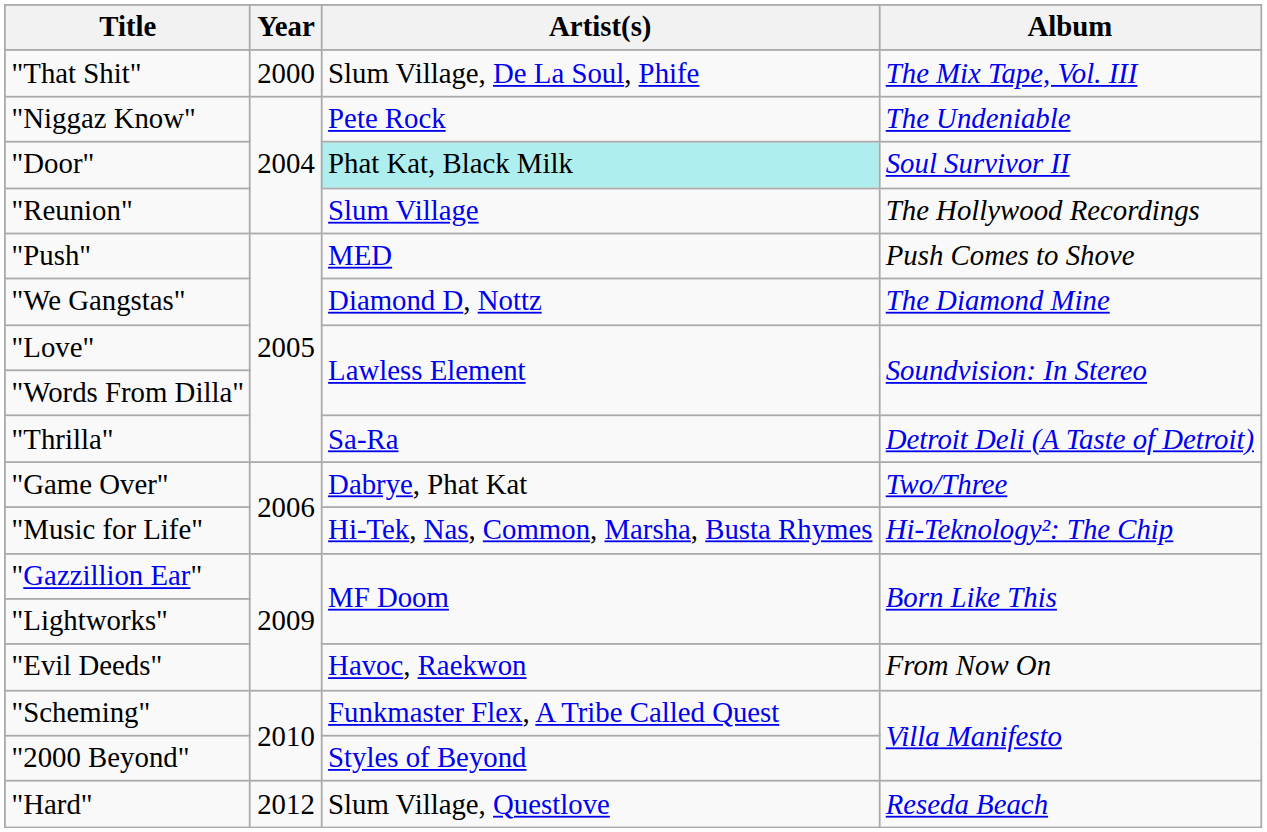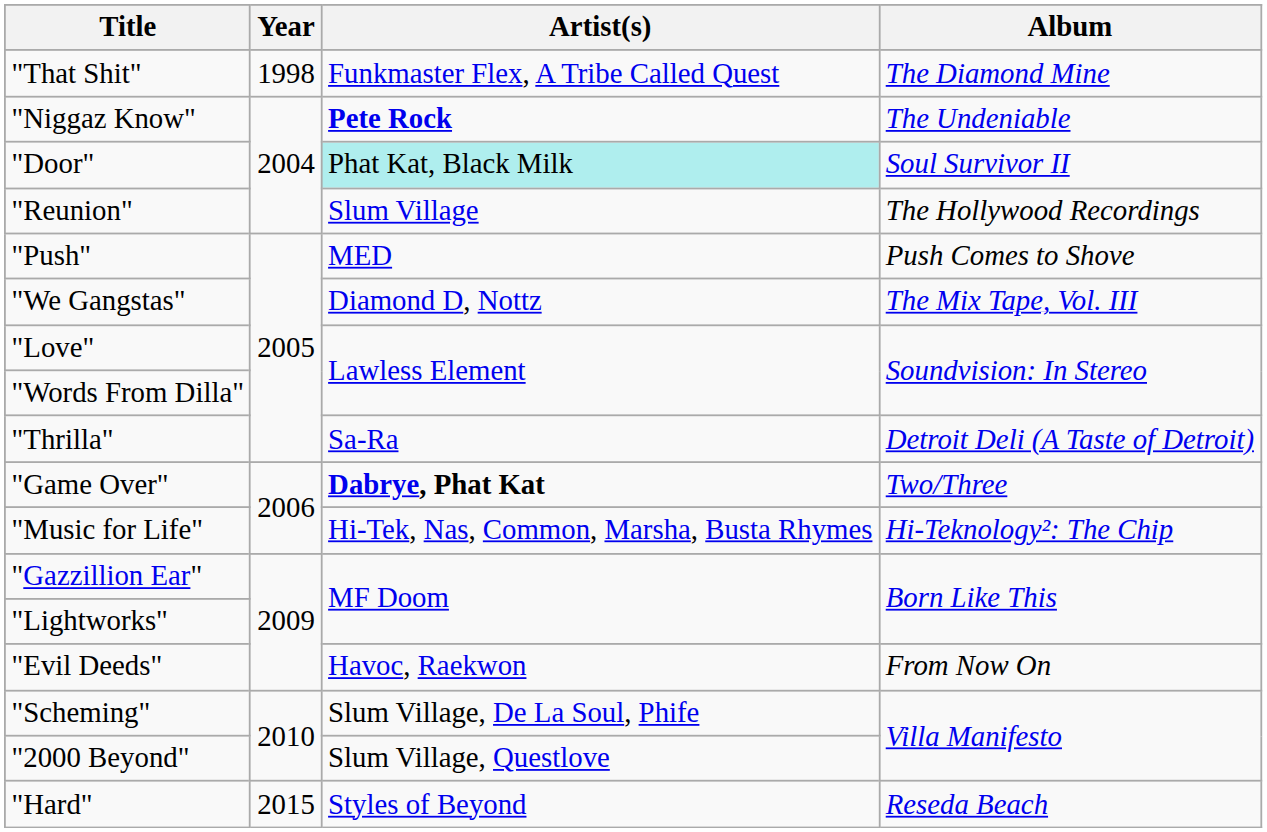(286, 73) 2000 -> (286, 73) 1998
(514, 73) Slum Village, De La Soul, Phife -> (554, 73) Funkmaster Flex, A Tribe Called Quest
(1012, 73) The Mix Tape, Vol. III -> (998, 73) The Diamond Mine
(387, 118) normal -> (390, 118) bold
(998, 301) The Diamond Mine -> (1012, 301) The Mix Tape, Vol. III
(428, 484) normal -> (436, 484) bold
(554, 712) Funkmaster Flex, A Tribe Called Quest -> (514, 712) Slum Village, De La Soul, Phife
(427, 758) Styles of Beyond -> (469, 758) Slum Village, Questlove
(286, 803) 2012 -> (286, 803) 2015
(469, 803) Slum Village, Questlove -> (427, 803) Styles of Beyond
